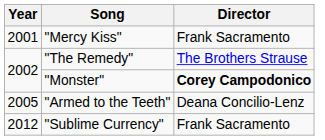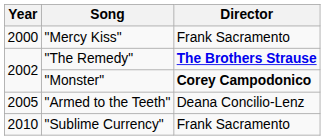(23, 37) 2001 -> (23, 37) 2000
(242, 59) normal -> (247, 59) bold
(23, 124) 2012 -> (23, 124) 2010
